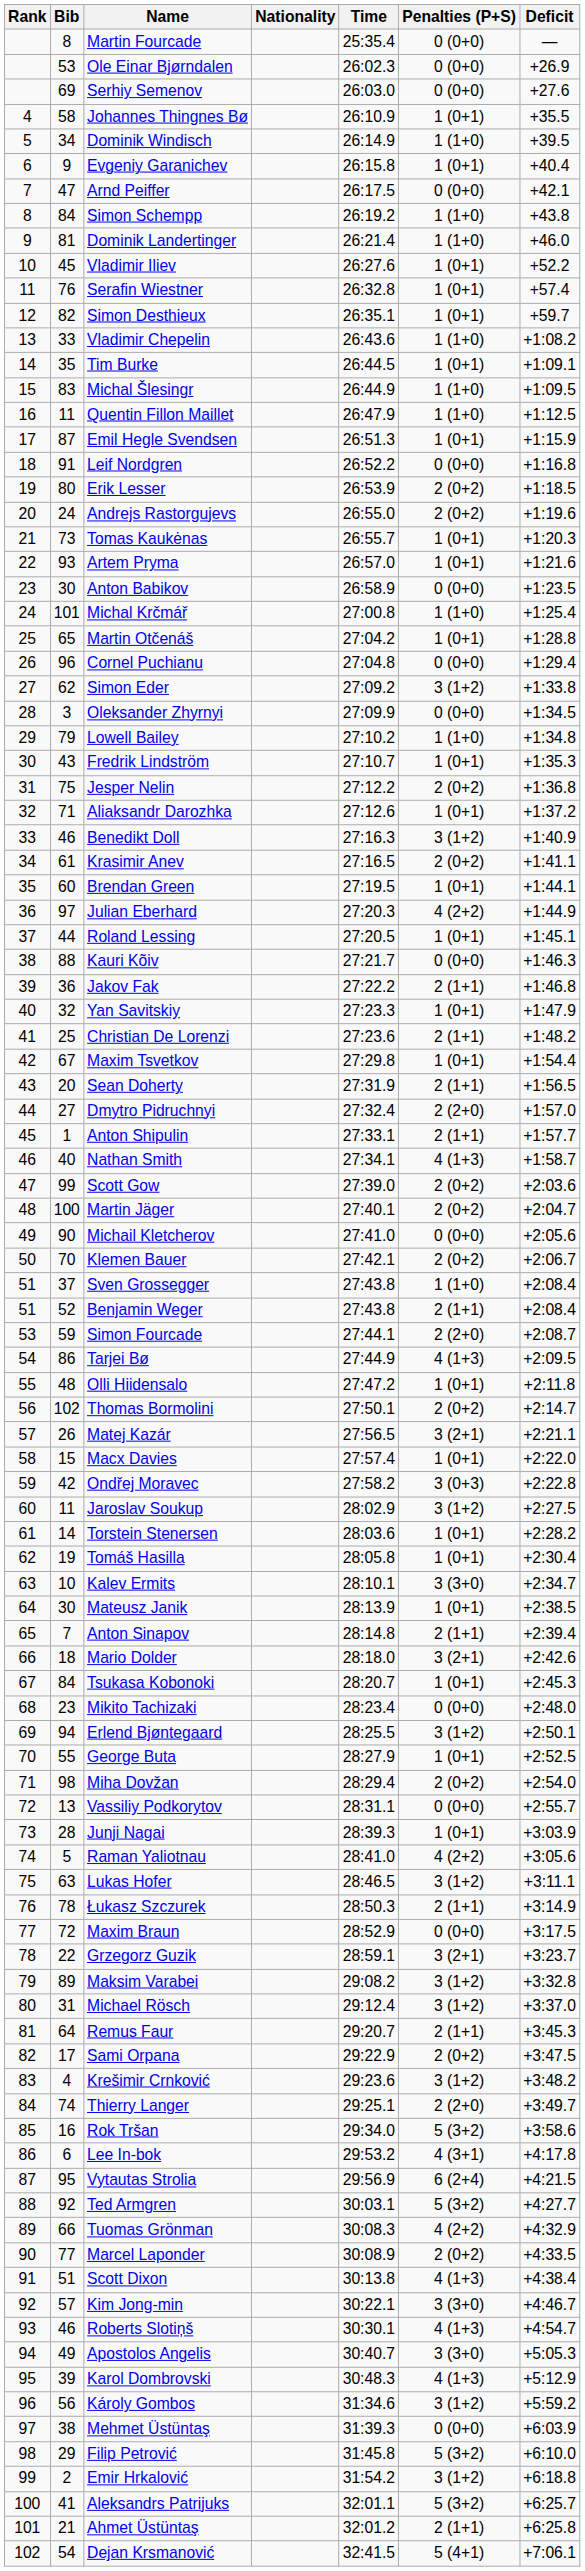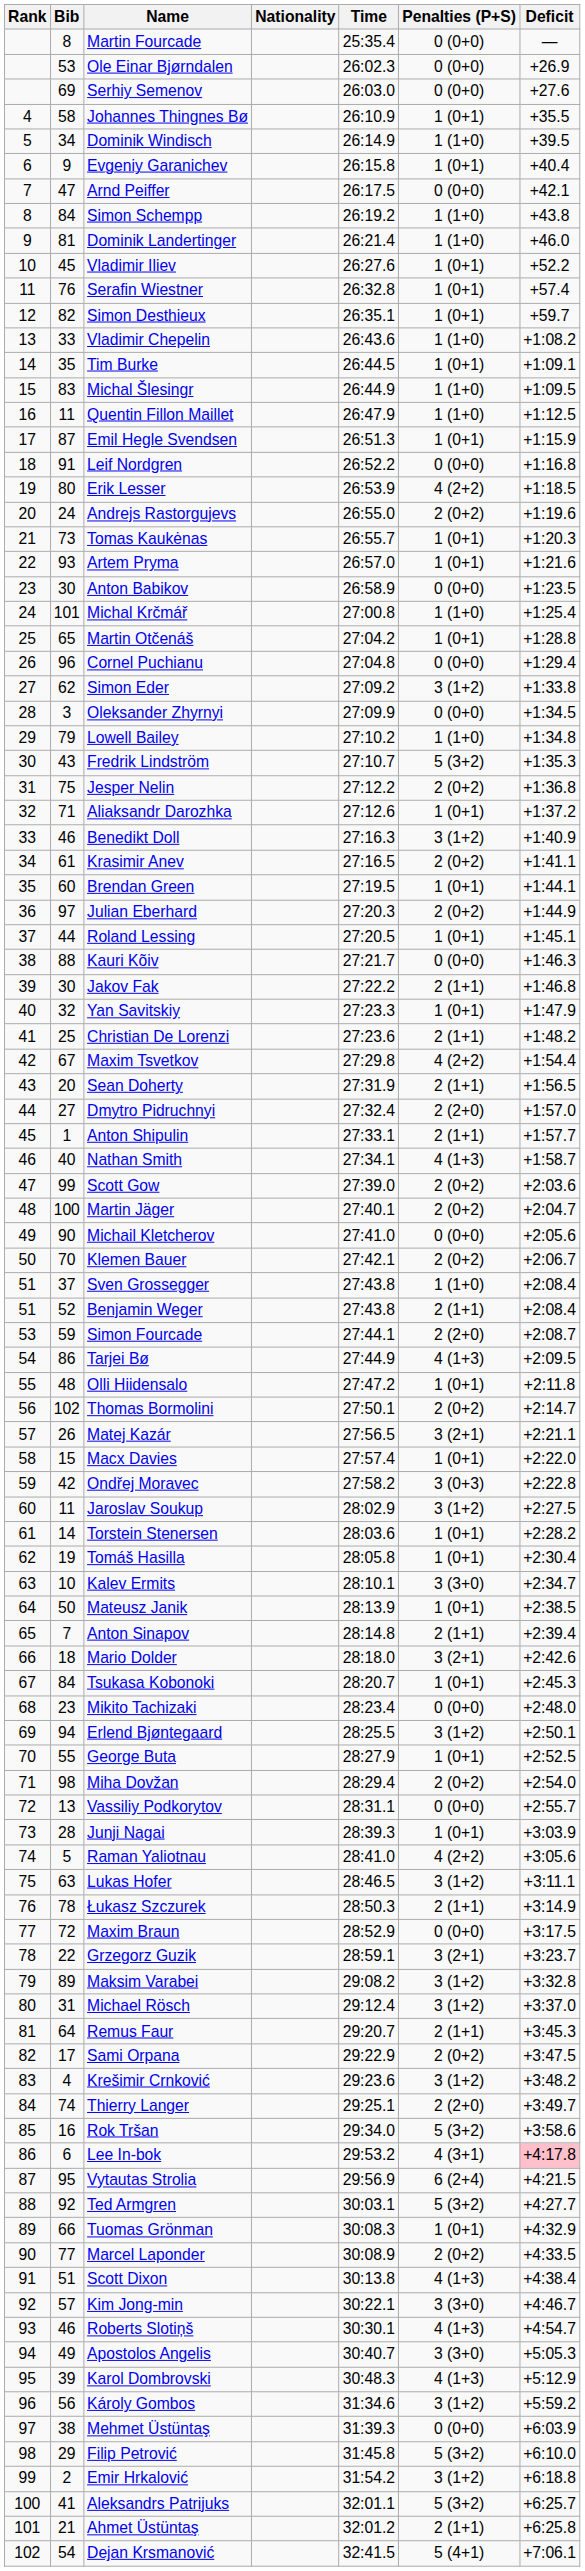(459, 489) 2 (0+2) -> (459, 489) 4 (2+2)
(459, 762) 1 (0+1) -> (459, 762) 5 (3+2)
(459, 912) 4 (2+2) -> (459, 912) 2 (0+2)
(67, 986) 36 -> (67, 986) 30
(459, 1061) 1 (0+1) -> (459, 1061) 4 (2+2)
(67, 1608) 30 -> (67, 1608) 50
(550, 2155) no background -> (550, 2155) pink background
(459, 2230) 4 (2+2) -> (459, 2230) 1 (0+1)
